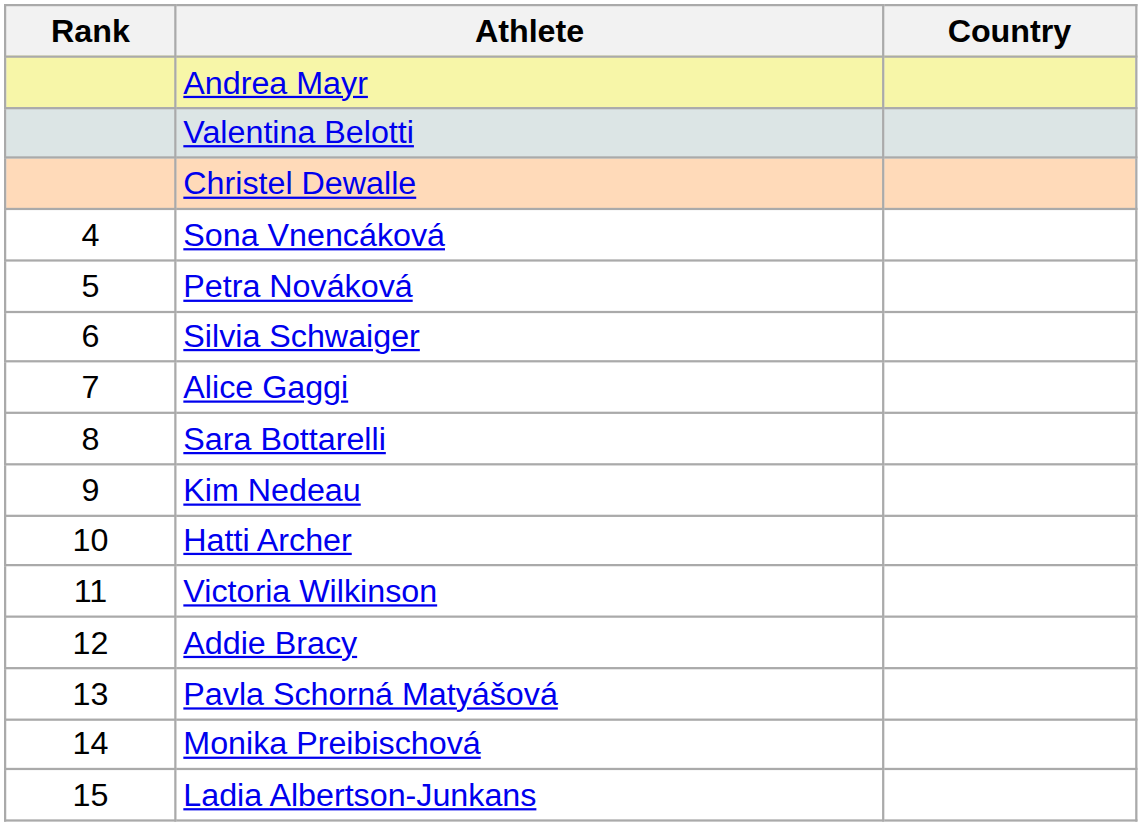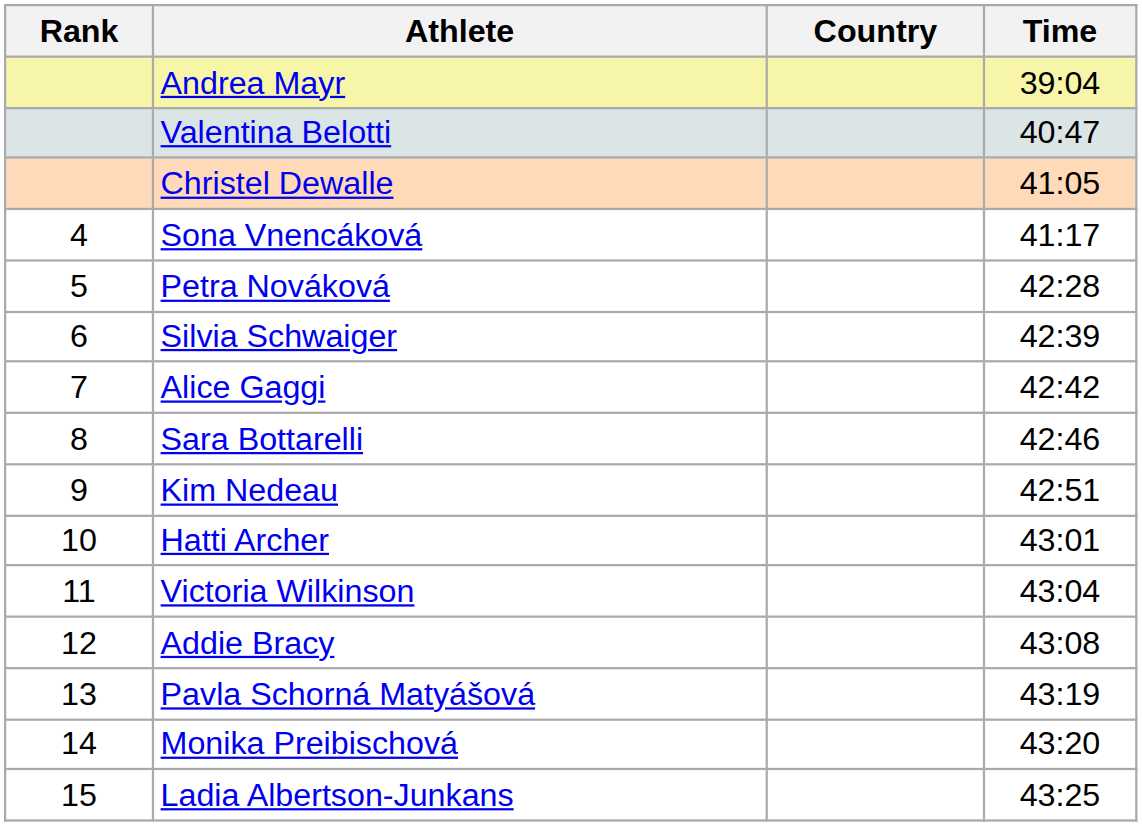+ column: (1060, 31)
